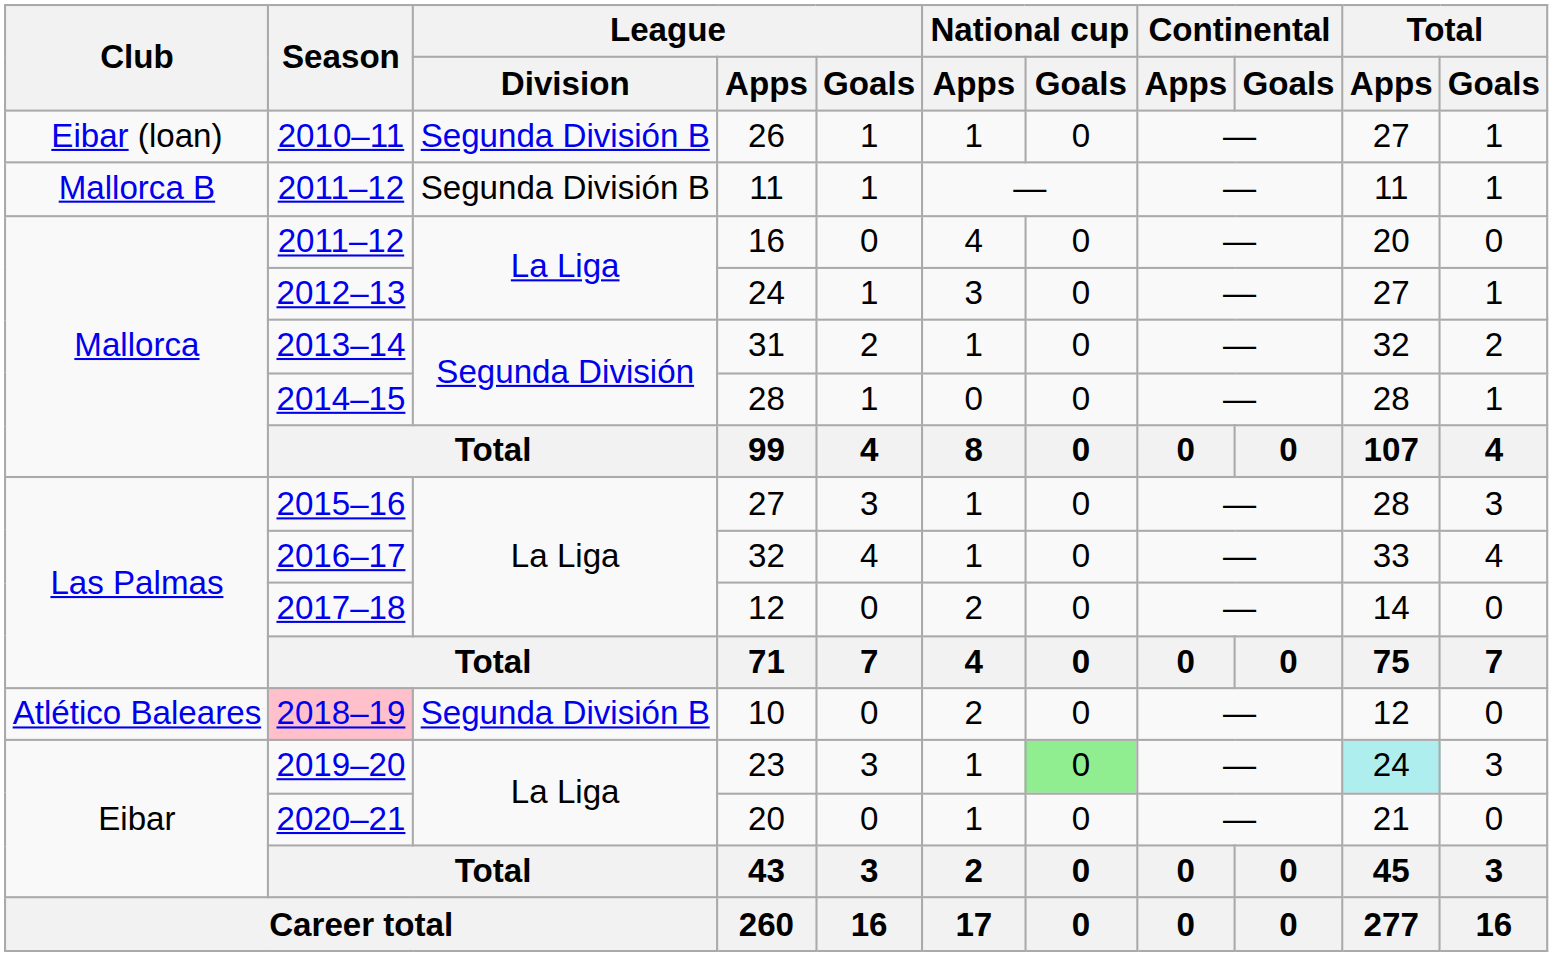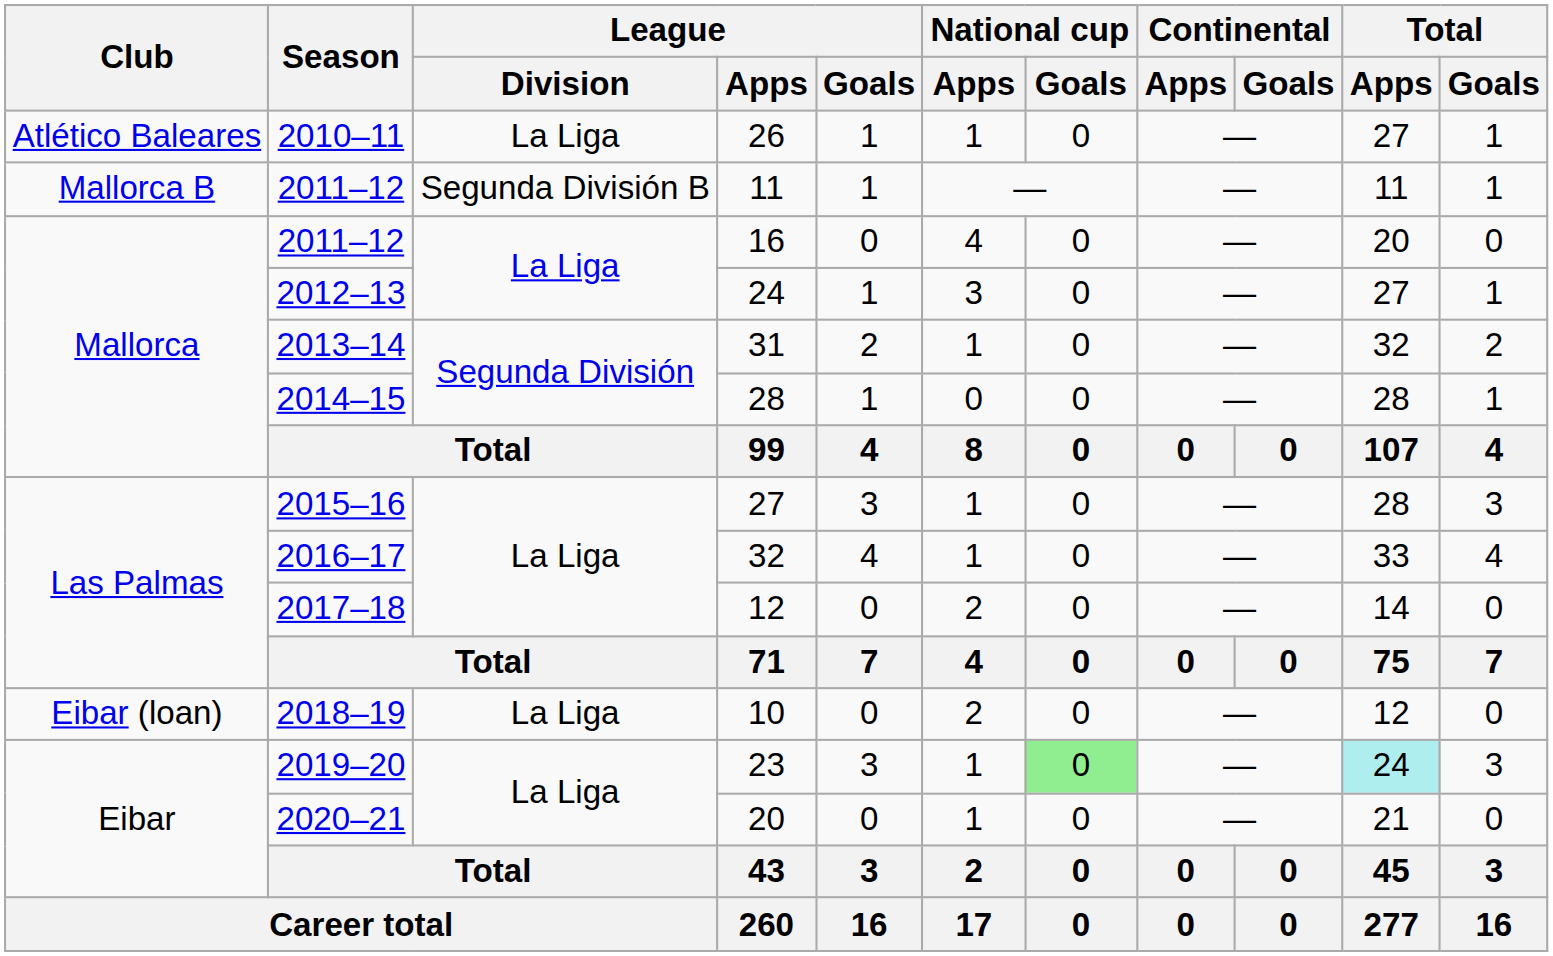(137, 135) Eibar (loan) -> (137, 135) Atlético Baleares
(565, 135) Segunda División B -> (565, 135) La Liga
(137, 713) Atlético Baleares -> (137, 713) Eibar (loan)
(341, 713) pink background -> (341, 713) no background
(565, 713) Segunda División B -> (565, 713) La Liga
